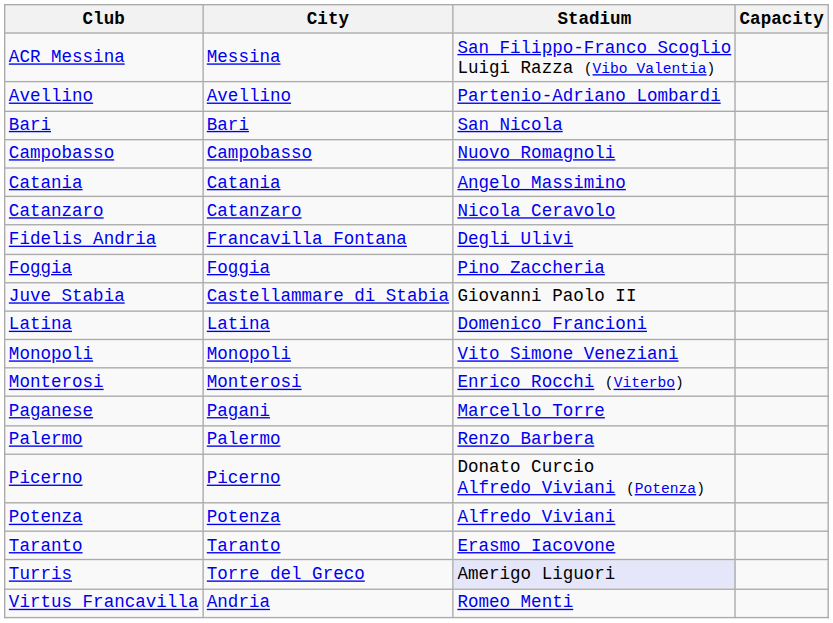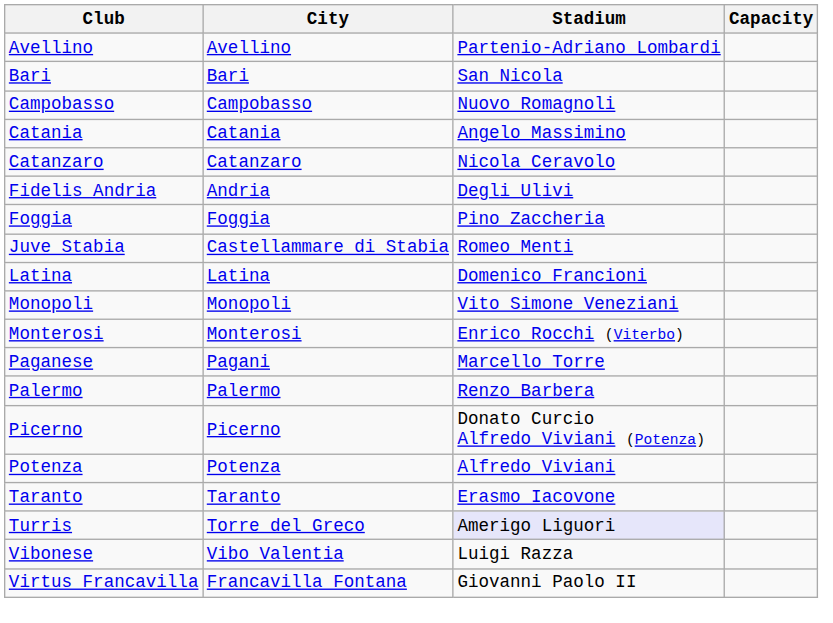- row: (67, 58)
(307, 239) Francavilla Fontana -> (238, 191) Andria
(547, 297) Giovanni Paolo II -> (515, 248) Romeo Menti
+ row: (51, 554)
(238, 603) Andria -> (307, 583) Francavilla Fontana
(515, 603) Romeo Menti -> (547, 583) Giovanni Paolo II
